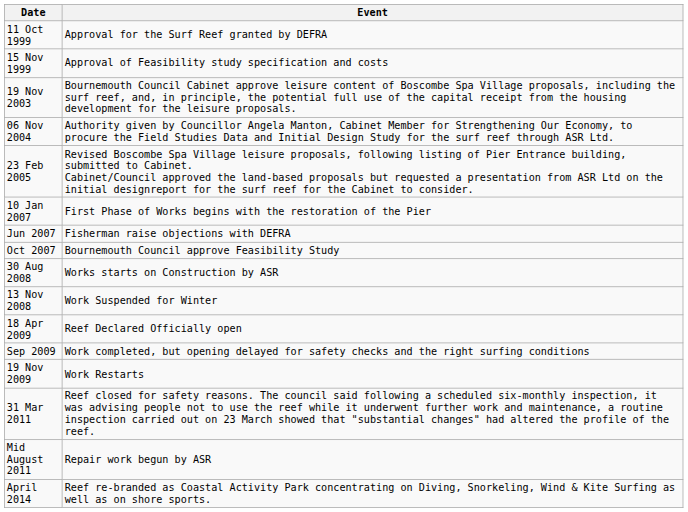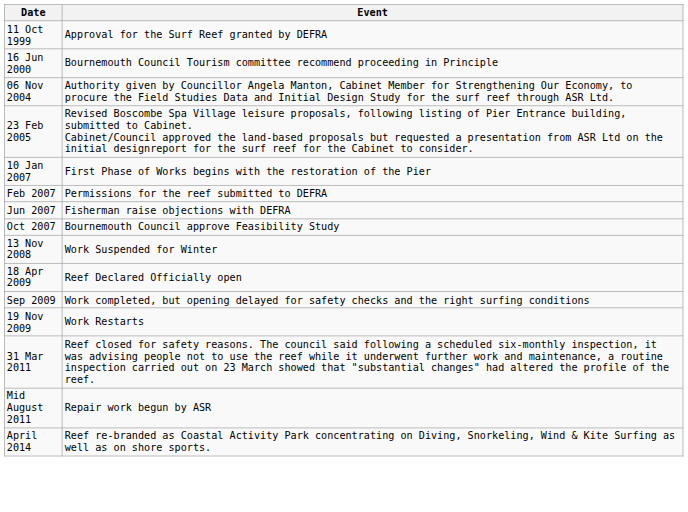- row: (25, 63)
+ row: (25, 63)
- row: (25, 97)
+ row: (31, 194)
- row: (25, 273)
